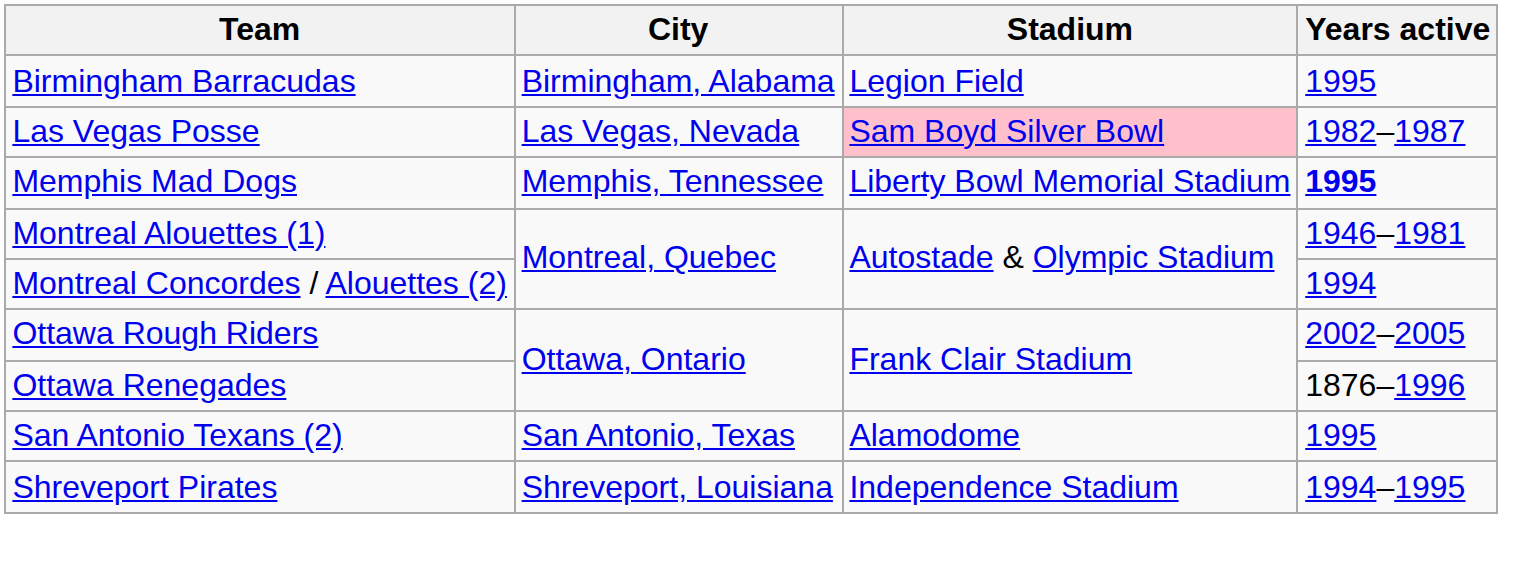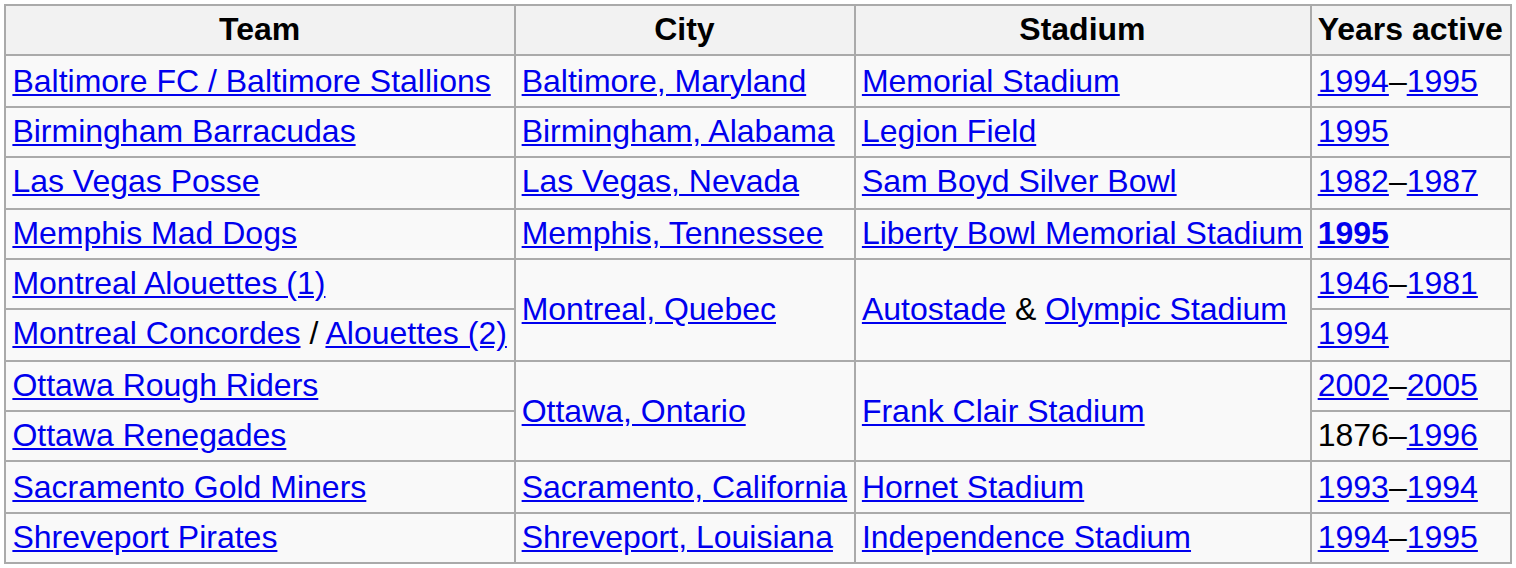+ row: (252, 80)
(1007, 131) pink background -> (1019, 182) no background
+ row: (189, 486)
- row: (178, 435)
